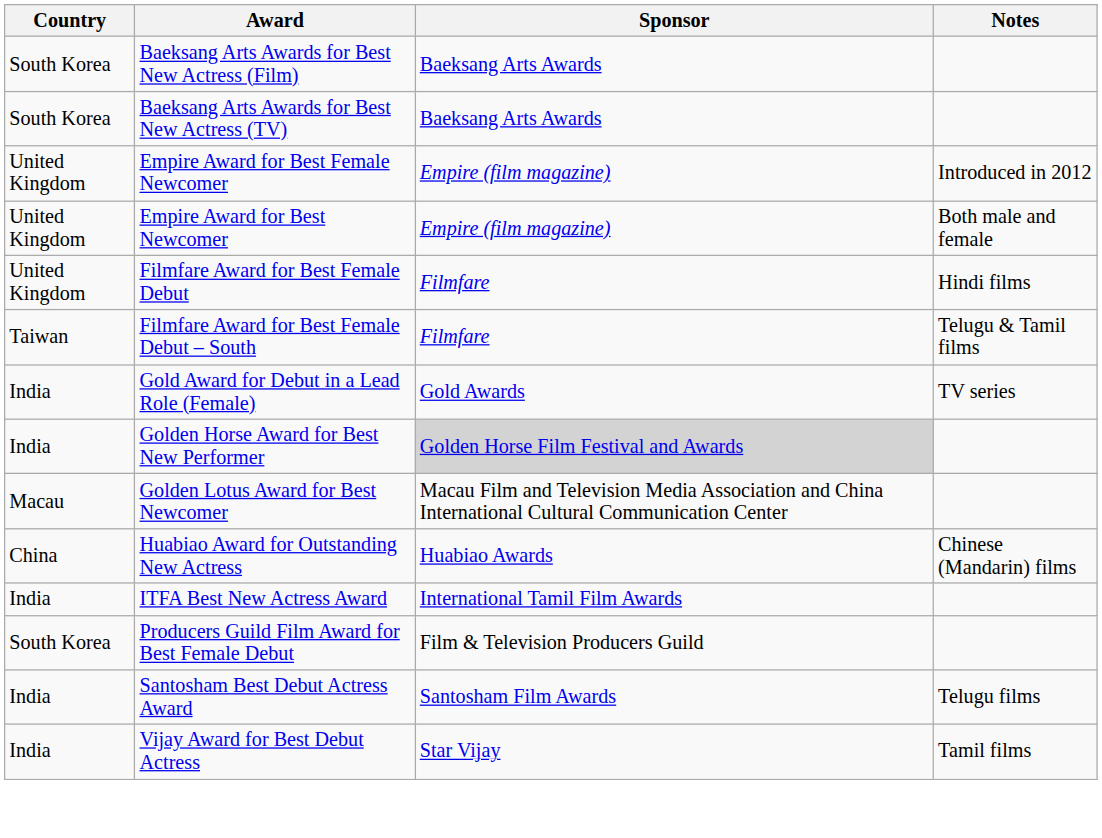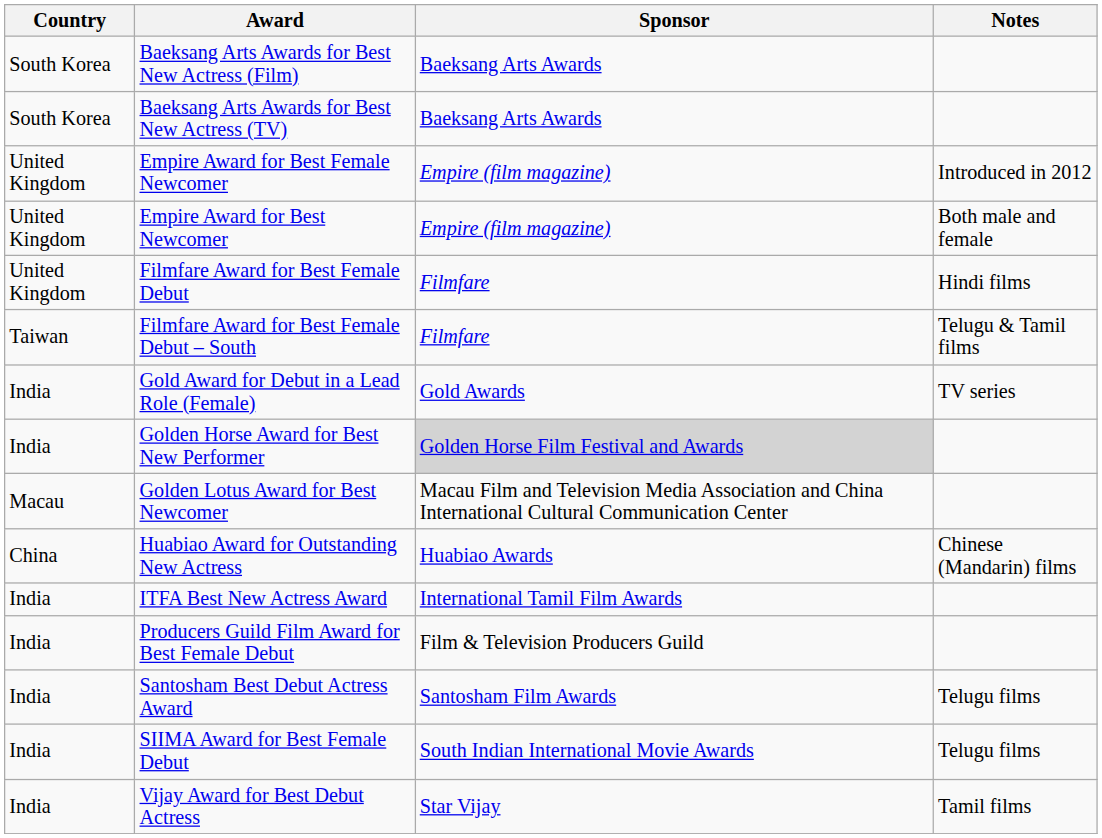(60, 642) South Korea -> (30, 642) India
+ row: (263, 751)
